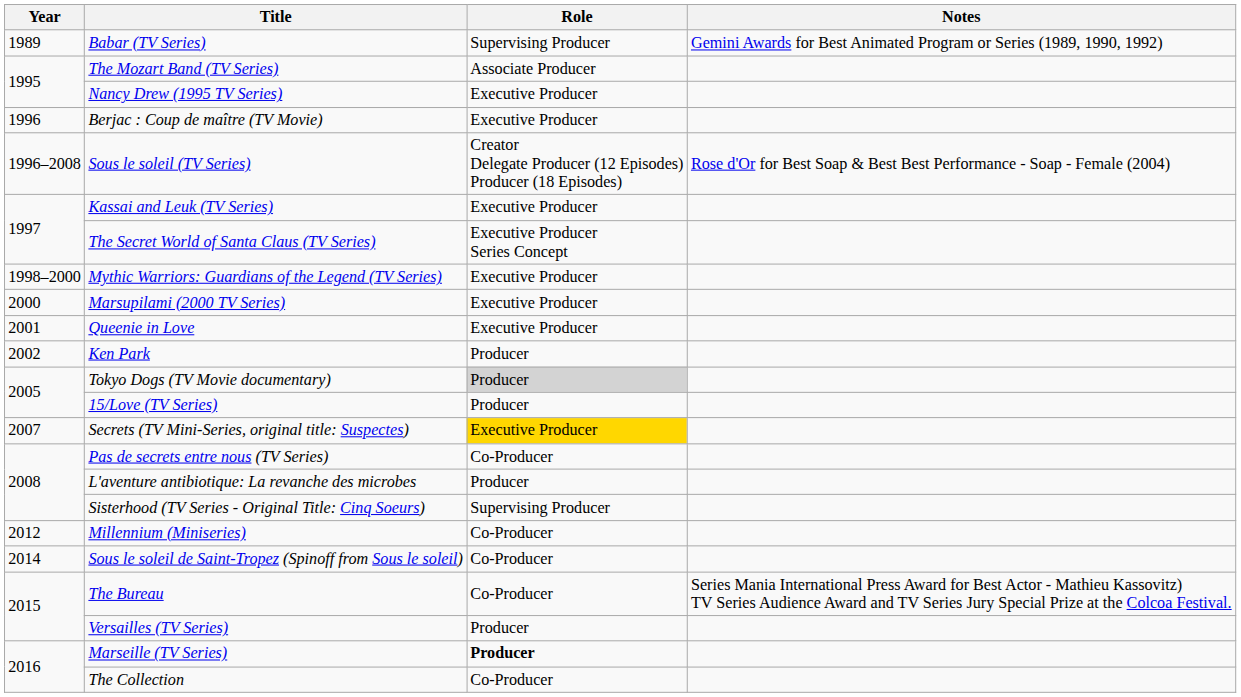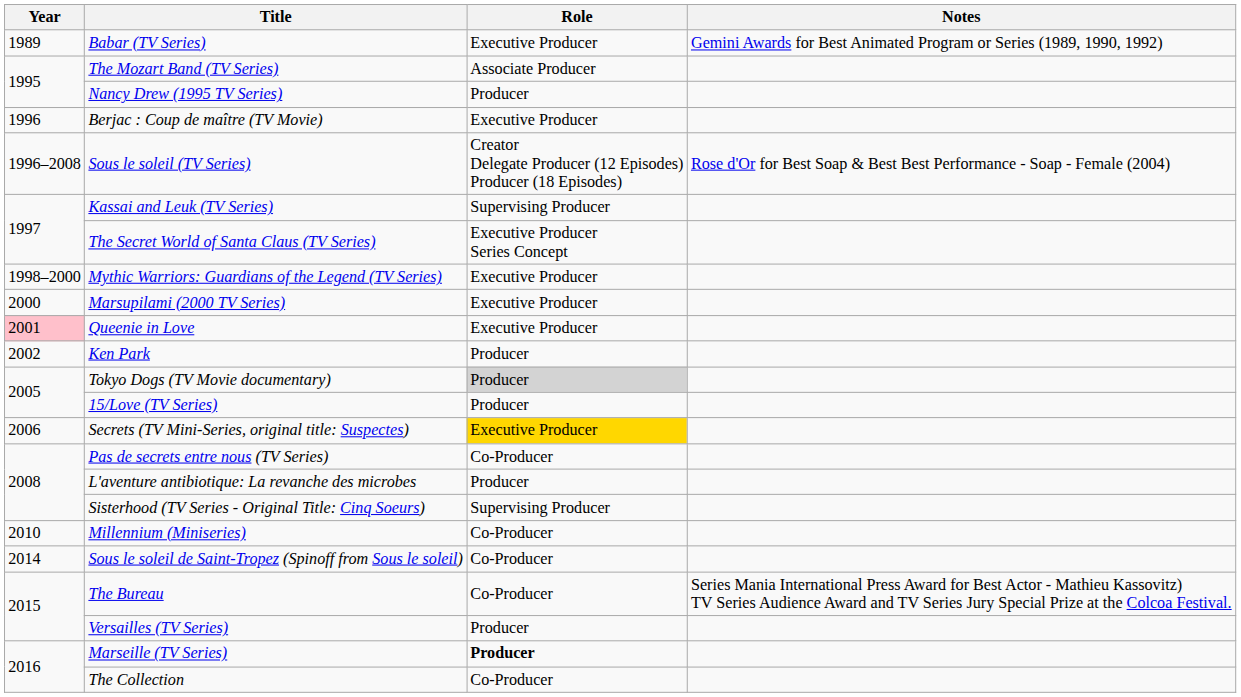(540, 42) Supervising Producer -> (534, 42) Executive Producer
(534, 94) Executive Producer -> (500, 94) Producer
(534, 207) Executive Producer -> (540, 207) Supervising Producer
(24, 328) no background -> (24, 328) pink background
(24, 430) 2007 -> (24, 430) 2006
(24, 533) 2012 -> (24, 533) 2010
